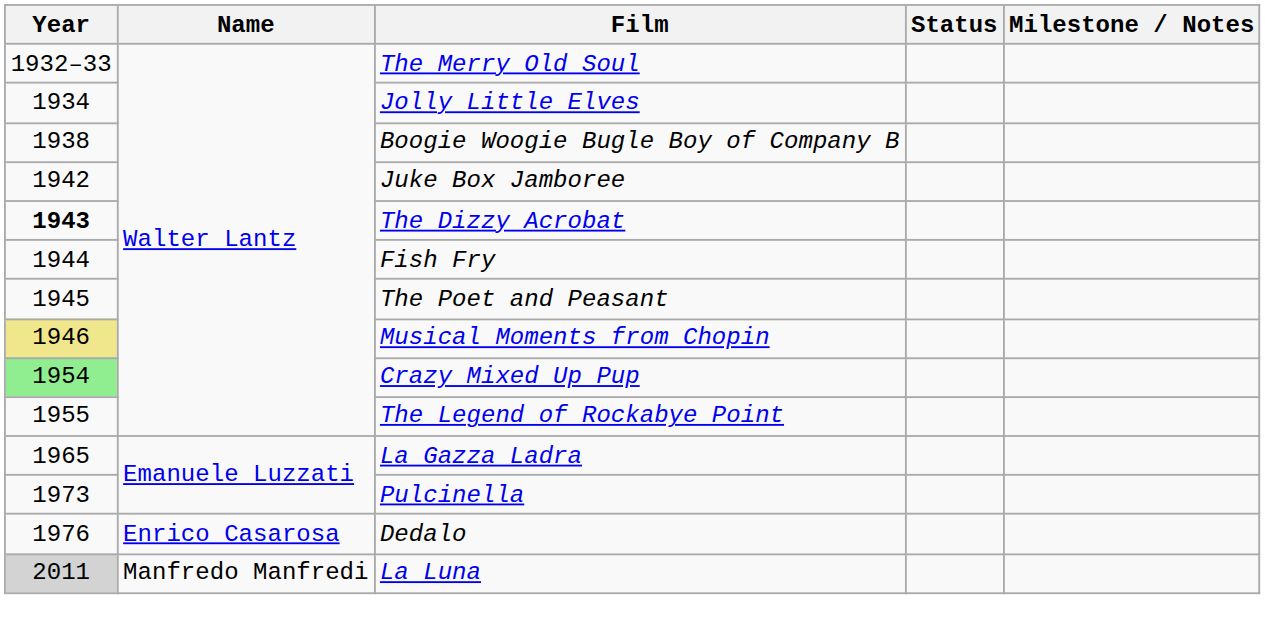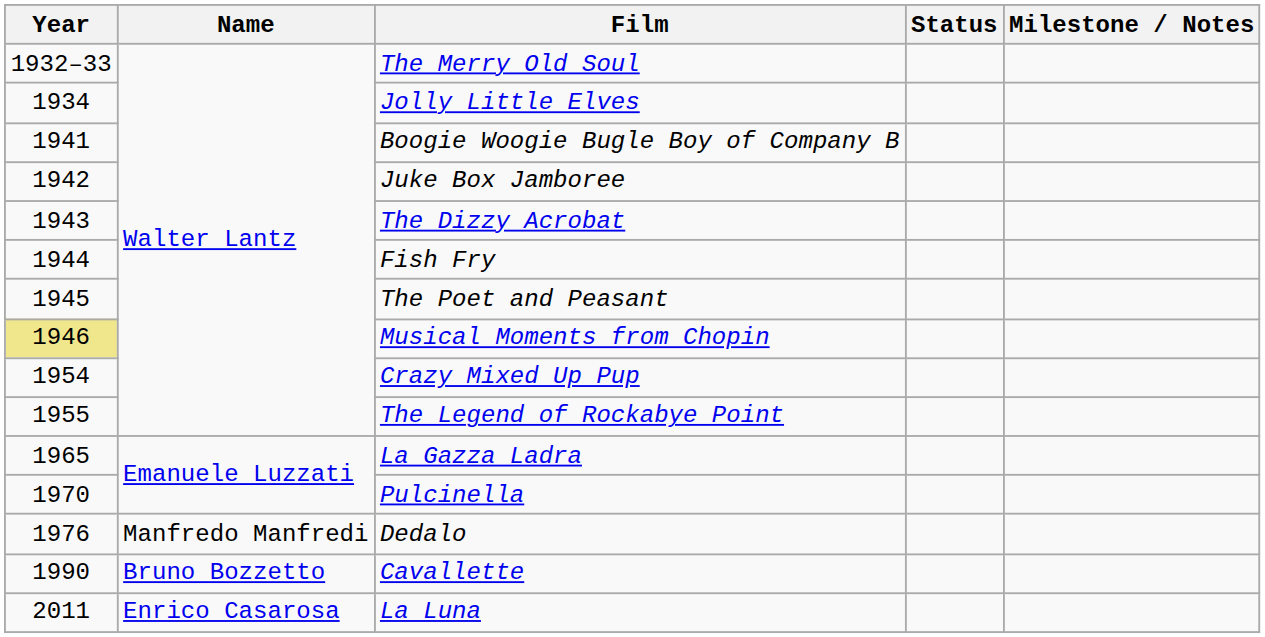(61, 142) 1938 -> (61, 142) 1941
(61, 221) bold -> (61, 221) normal
(61, 377) lightgreen background -> (61, 377) no background
(61, 495) 1973 -> (61, 495) 1970
(231, 534) Enrico Casarosa -> (246, 534) Manfredo Manfredi
+ row: (452, 573)
(61, 573) lightgrey background -> (61, 612) no background
(246, 573) Manfredo Manfredi -> (231, 612) Enrico Casarosa
